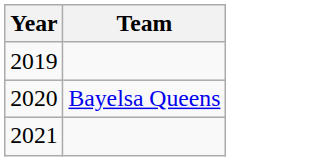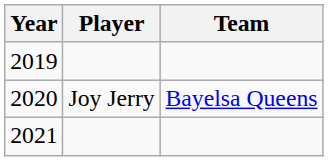+ column: (112, 23)
